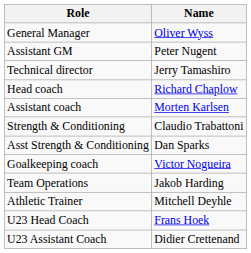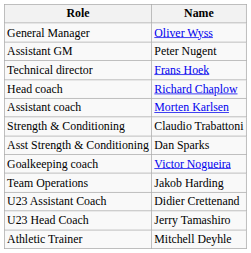(192, 70) Jerry Tamashiro -> (182, 70) Frans Hoek
rows swapped: (45, 201) <-> (57, 239)
(182, 220) Frans Hoek -> (192, 220) Jerry Tamashiro
